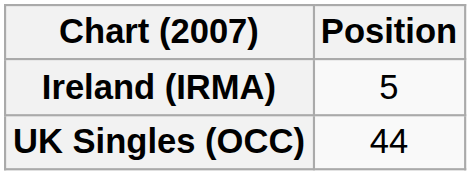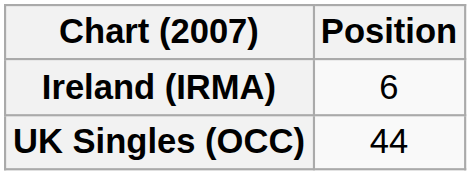(389, 86) 5 -> (389, 86) 6
